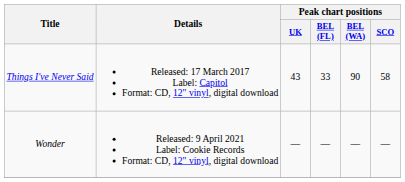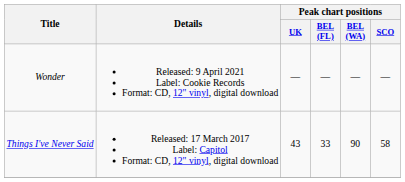rows swapped: (50, 77) <-> (50, 144)
